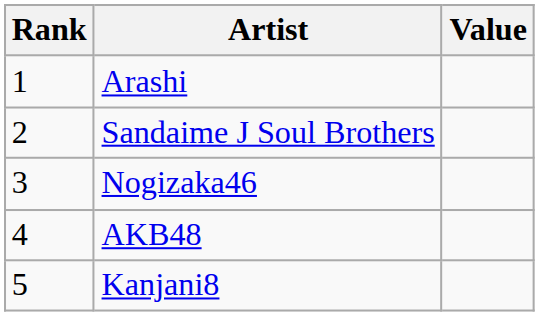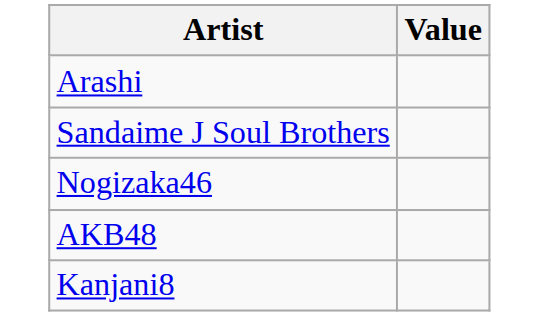- column: (49, 30)
